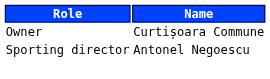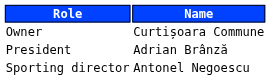+ row: (39, 50)
